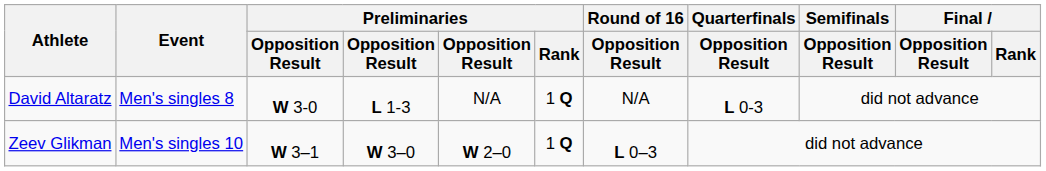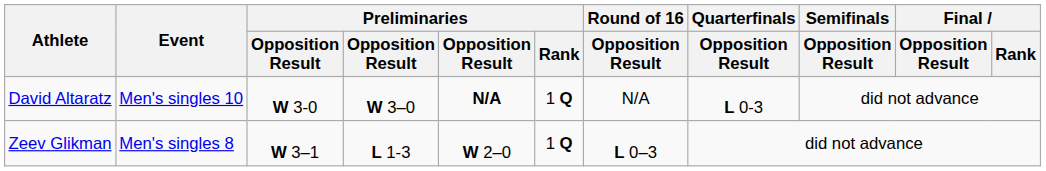(177, 99) Men's singles 8 -> (181, 99) Men's singles 10
(391, 108) L 1-3 -> (391, 108) W 3–0
(487, 99) normal -> (487, 99) bold
(181, 144) Men's singles 10 -> (177, 144) Men's singles 8
(391, 153) W 3–0 -> (391, 153) L 1-3
